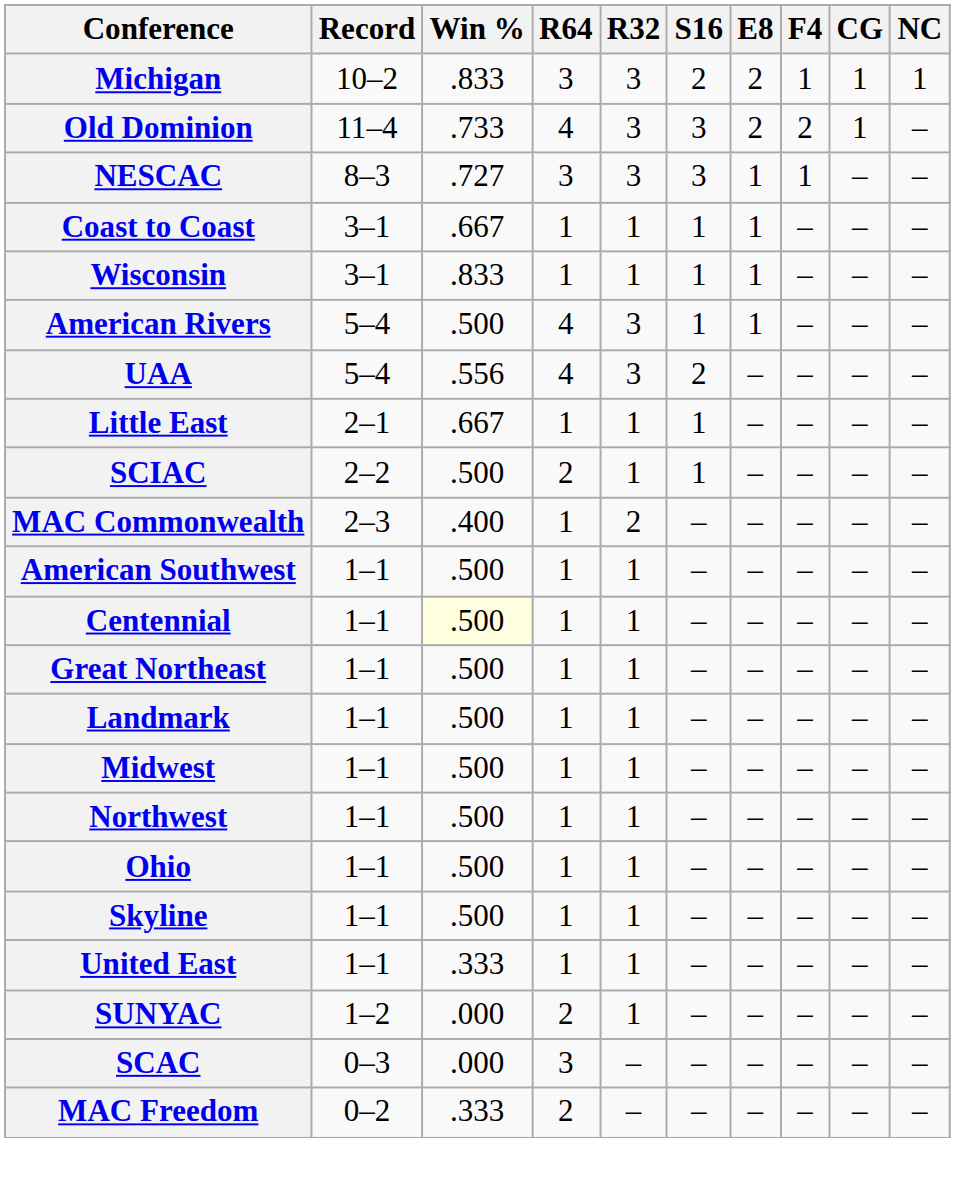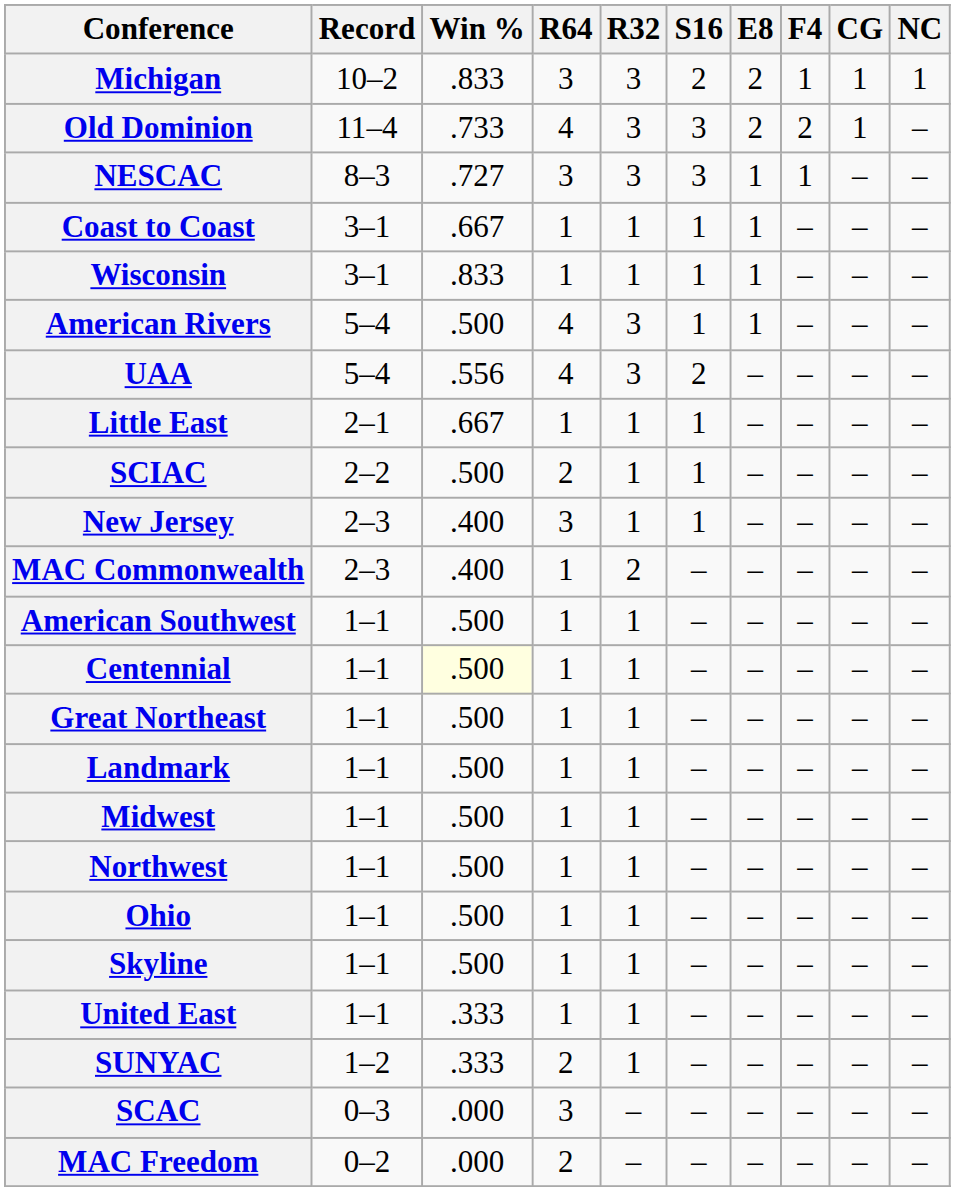+ row: (158, 521)
(477, 1013) .000 -> (477, 1062) .333
(477, 1112) .333 -> (477, 1161) .000
